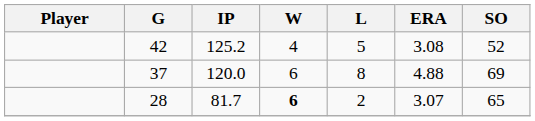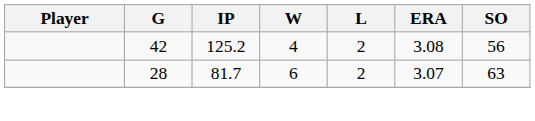(361, 45) 5 -> (361, 45) 2
(496, 45) 52 -> (496, 45) 56
- row: (158, 73)
(293, 101) bold -> (293, 73) normal
(496, 101) 65 -> (496, 73) 63
